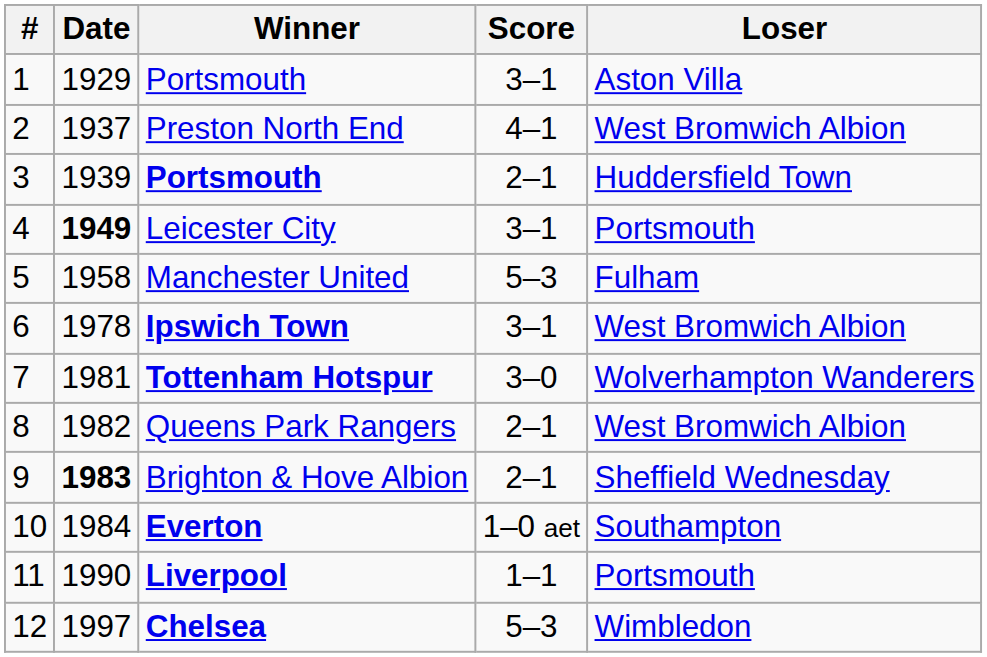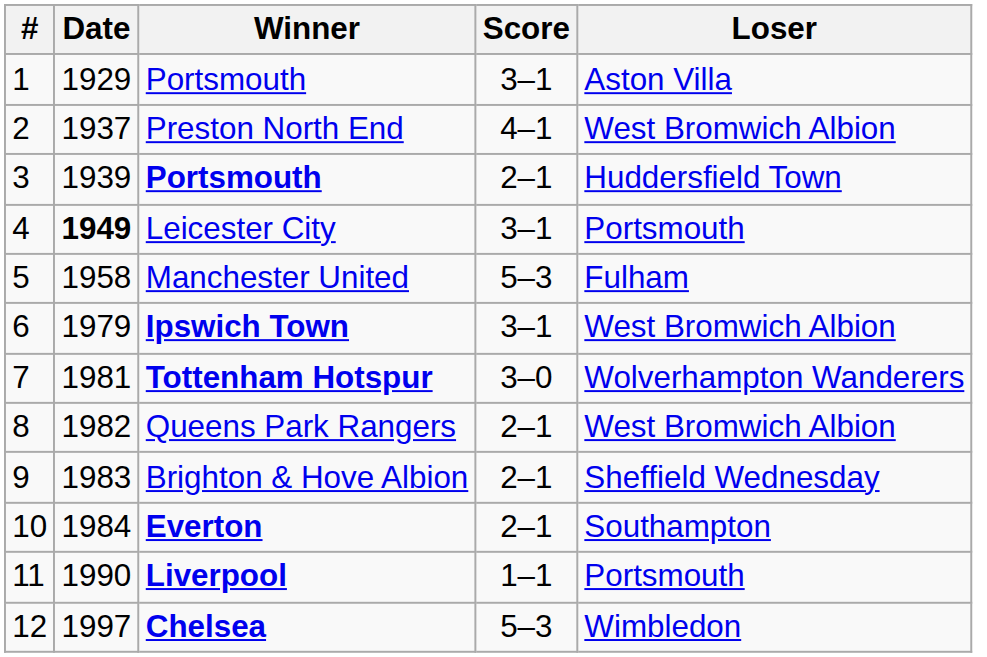(96, 327) 1978 -> (96, 327) 1979
(96, 476) bold -> (96, 476) normal
(531, 526) 1–0 aet -> (526, 526) 2–1
